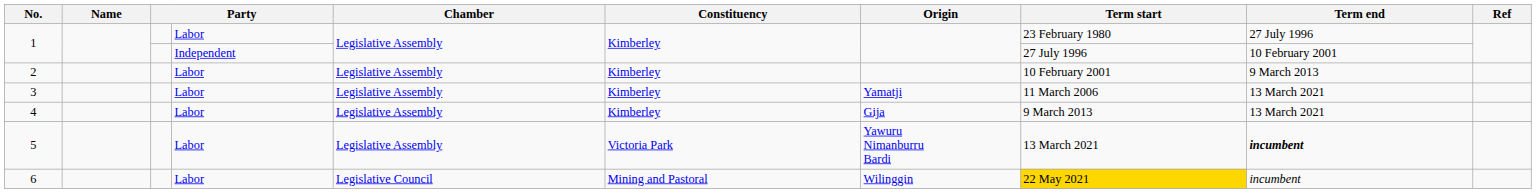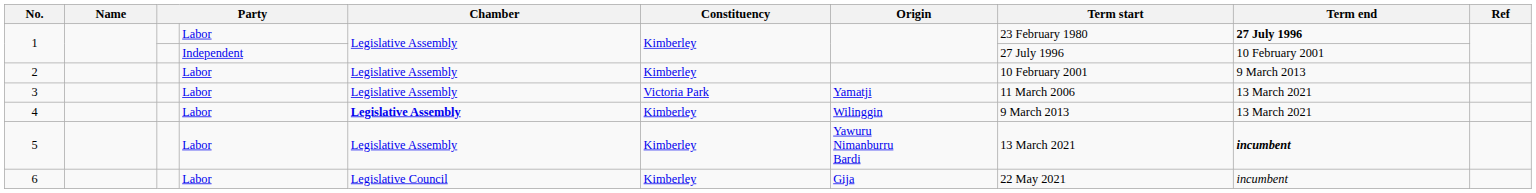(1281, 33) normal -> (1269, 33) bold
(634, 92) Kimberley -> (676, 92) Victoria Park
(389, 111) normal -> (406, 111) bold
(874, 111) Gija -> (858, 111) Wilinggin
(640, 145) Victoria Park -> (670, 145) Kimberley
(658, 178) Mining and Pastoral -> (670, 178) Kimberley
(888, 178) Wilinggin -> (844, 178) Gija
(1056, 178) gold background -> (1033, 178) no background
